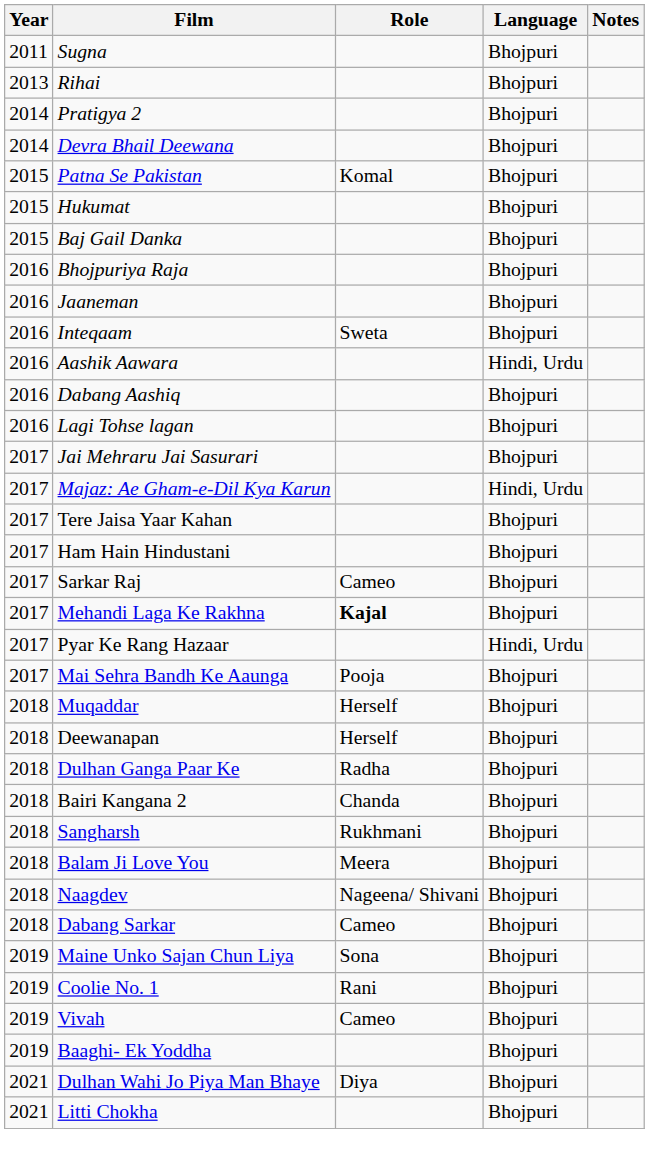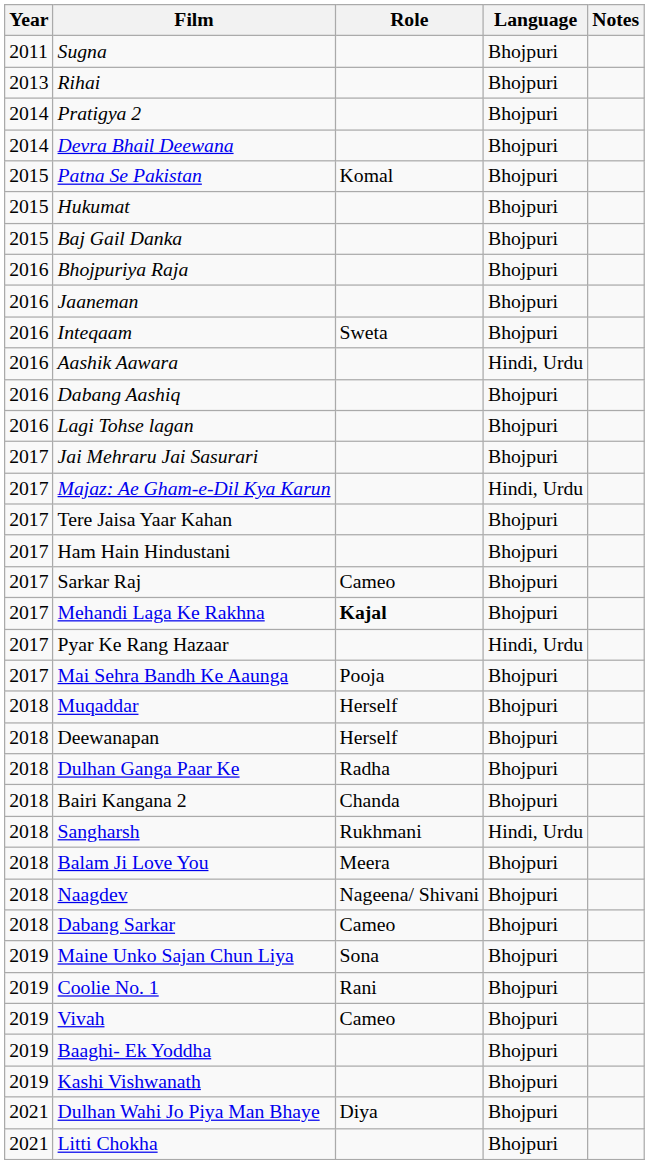(523, 831) Bhojpuri -> (536, 831) Hindi, Urdu
+ row: (129, 1081)
